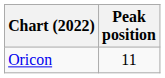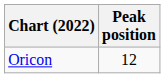(129, 60) 11 -> (129, 60) 12
